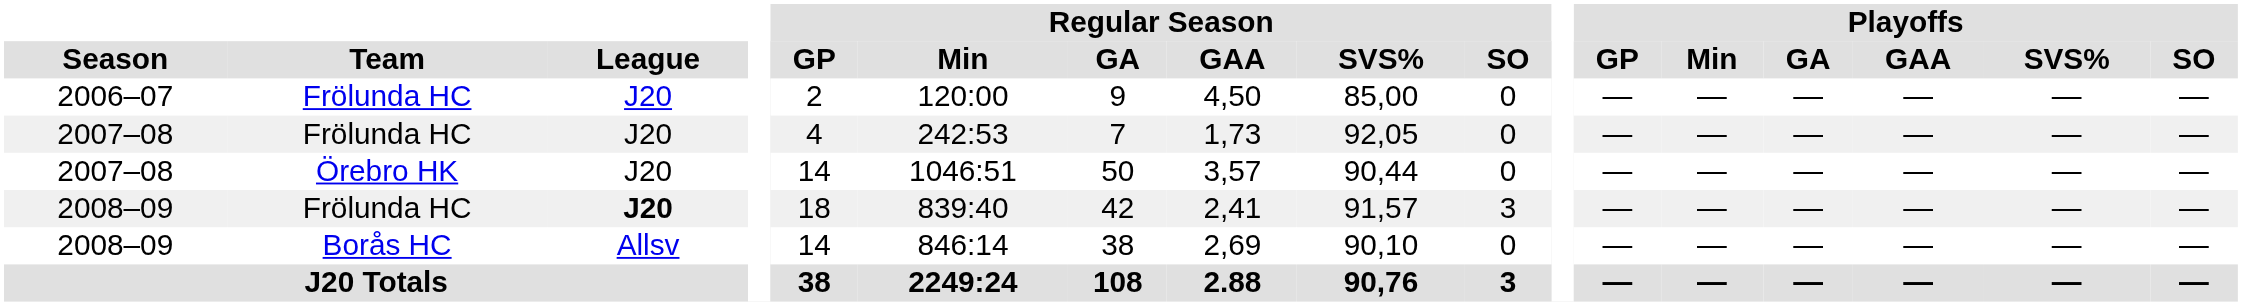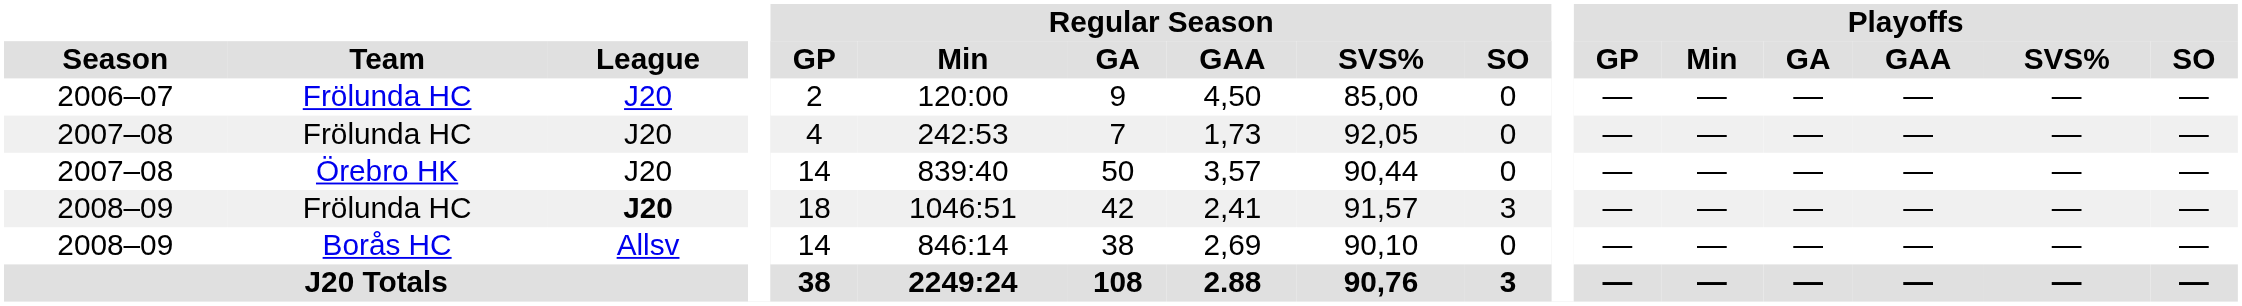(963, 170) 1046:51 -> (963, 170) 839:40
(963, 208) 839:40 -> (963, 208) 1046:51
